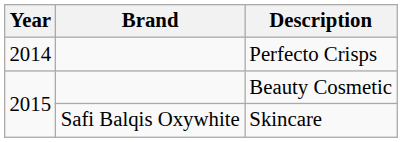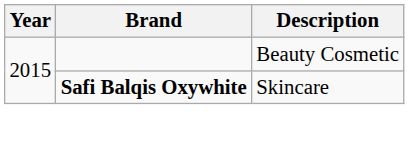- row: (313, 53)
(150, 119) normal -> (154, 86) bold
